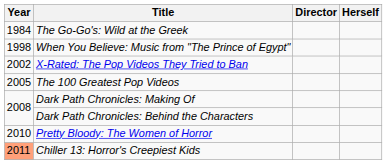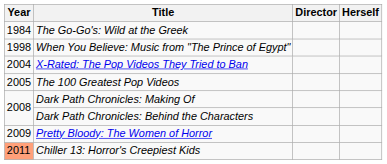(19, 64) 2002 -> (19, 64) 2004
(19, 133) 2010 -> (19, 133) 2009
